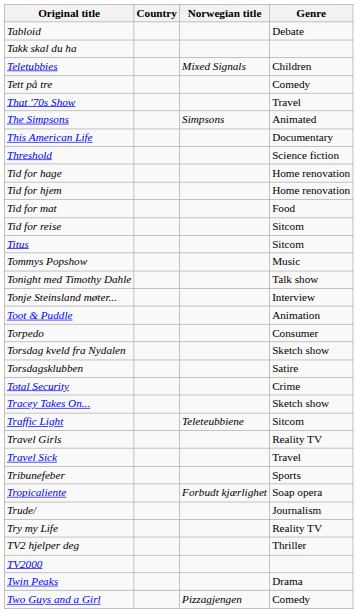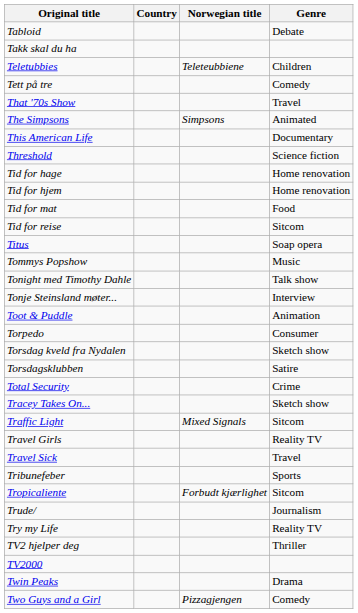(214, 66) Mixed Signals -> (213, 66) Teleteubbiene
(288, 244) Sitcom -> (297, 244) Soap opera
(213, 421) Teleteubbiene -> (214, 421) Mixed Signals
(297, 492) Soap opera -> (288, 492) Sitcom
